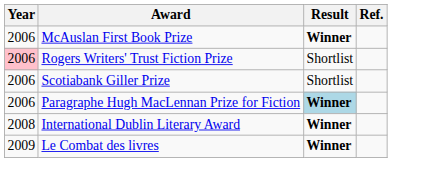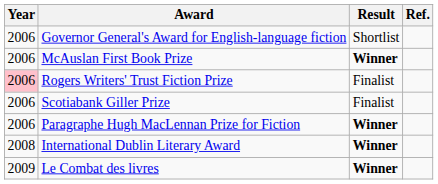+ row: (194, 37)
(330, 59) Shortlist -> (373, 80) Finalist
(330, 80) Shortlist -> (373, 102) Finalist
(329, 102) lightblue background -> (375, 124) no background
